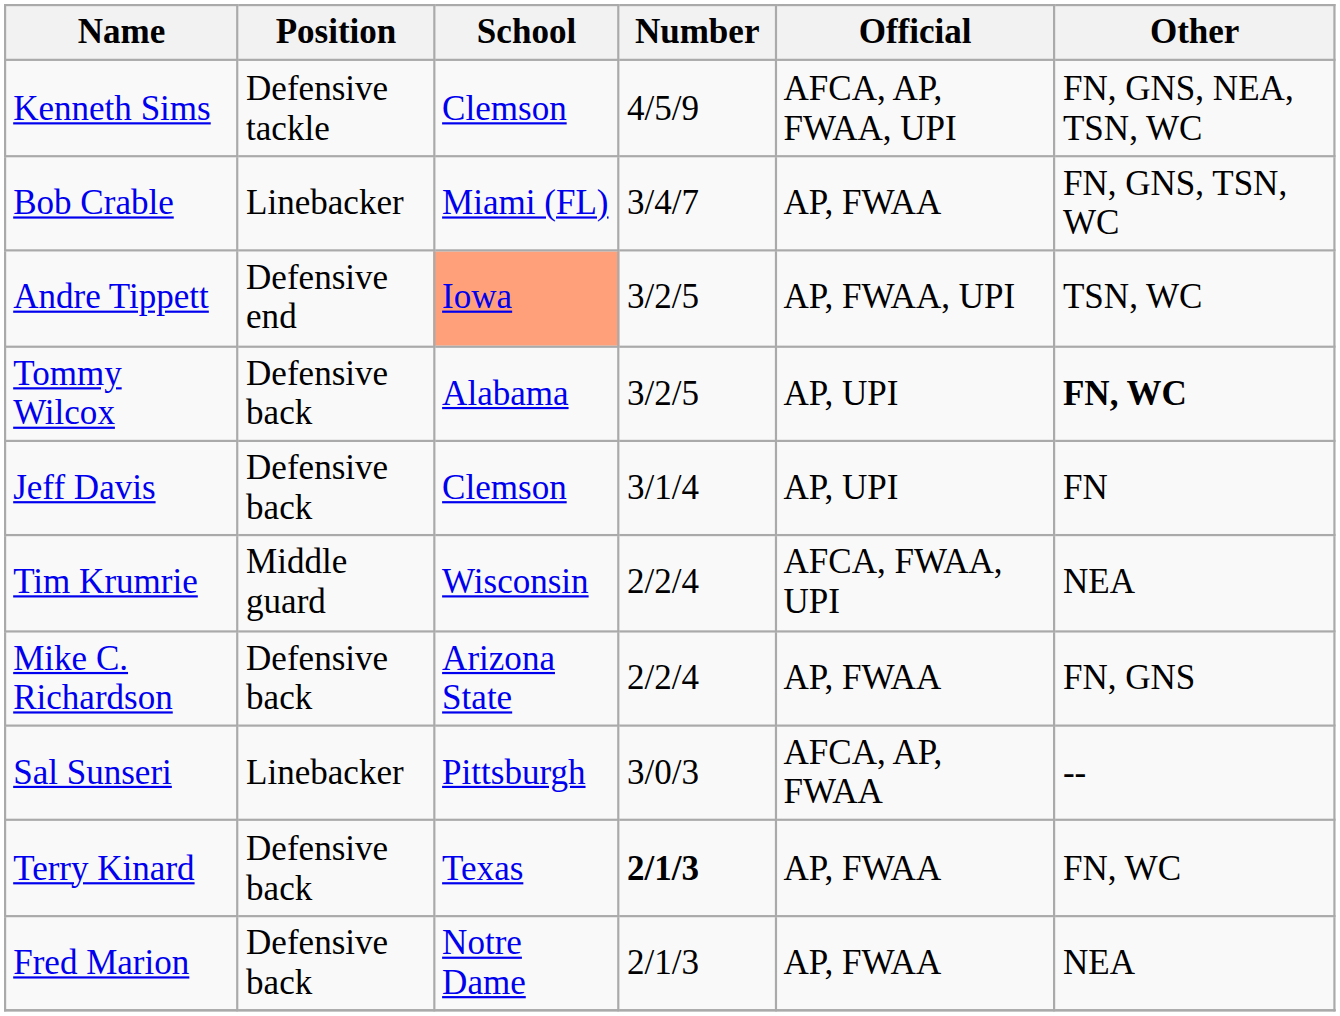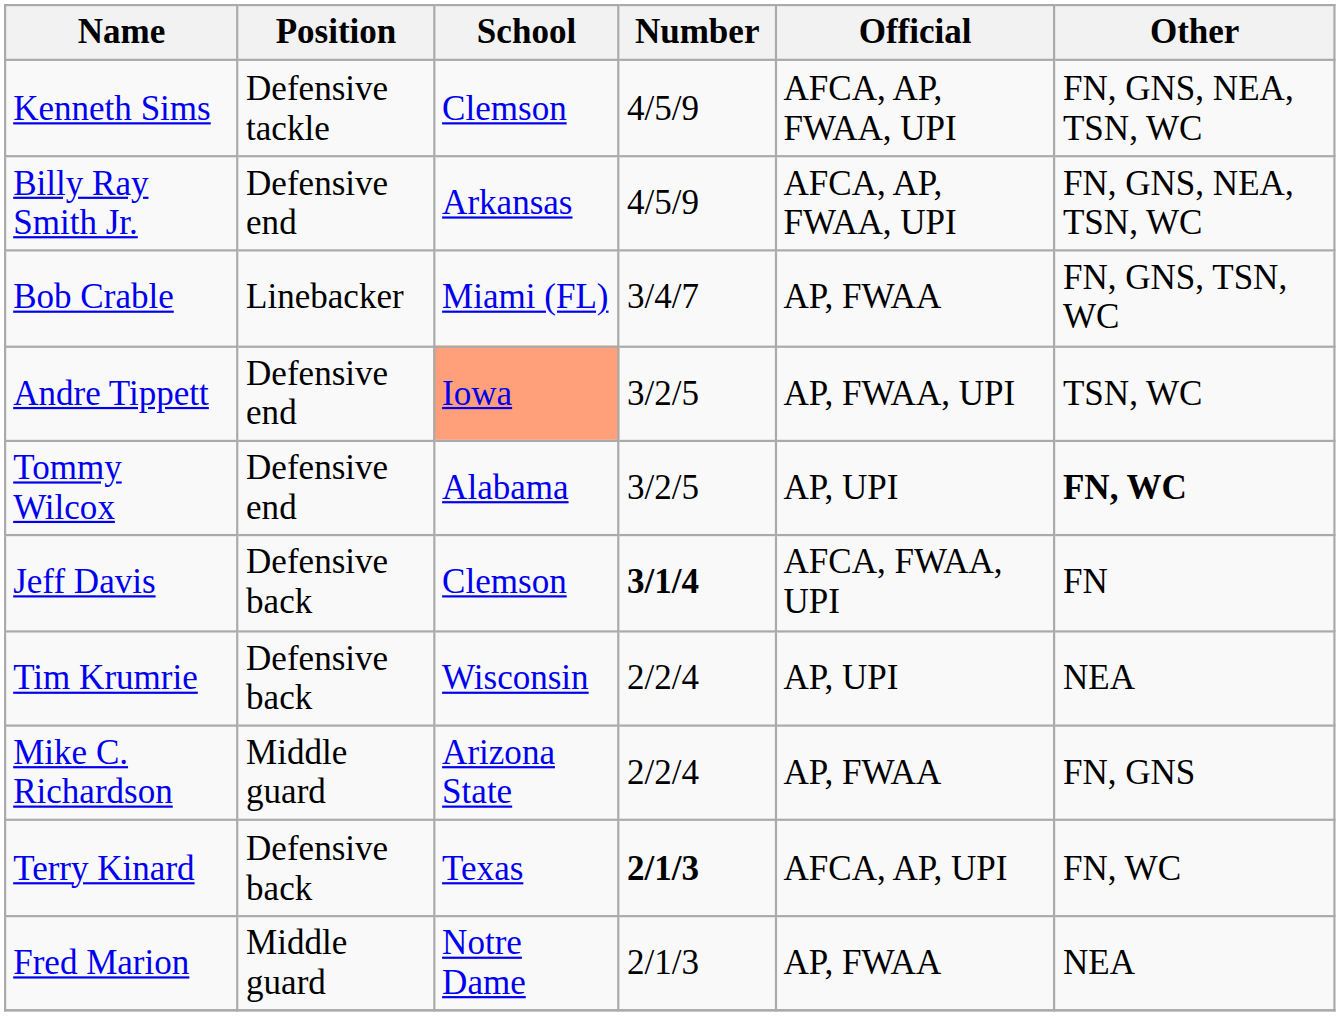+ row: (81, 202)
(317, 392) Defensive back -> (317, 487) Defensive end
(663, 487) normal -> (663, 582) bold
(841, 487) AP, UPI -> (893, 582) AFCA, FWAA, UPI
(297, 582) Middle guard -> (317, 677) Defensive back
(893, 582) AFCA, FWAA, UPI -> (841, 677) AP, UPI
(317, 677) Defensive back -> (297, 772) Middle guard
- row: (93, 772)
(862, 867) AP, FWAA -> (895, 867) AFCA, AP, UPI
(317, 962) Defensive back -> (297, 962) Middle guard
